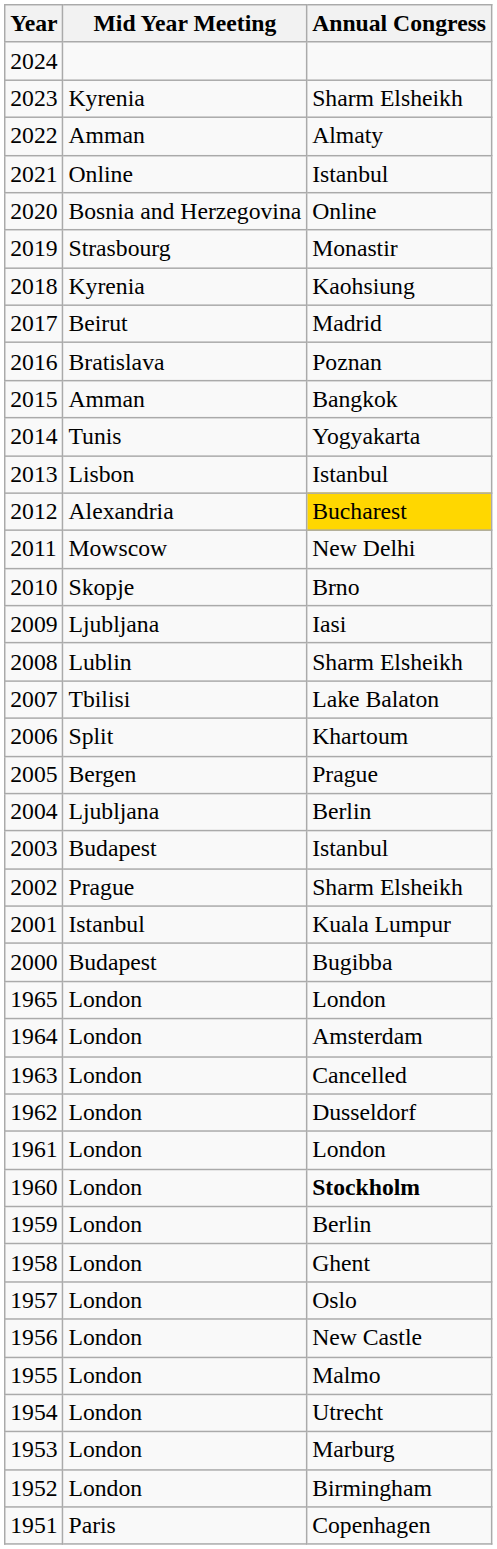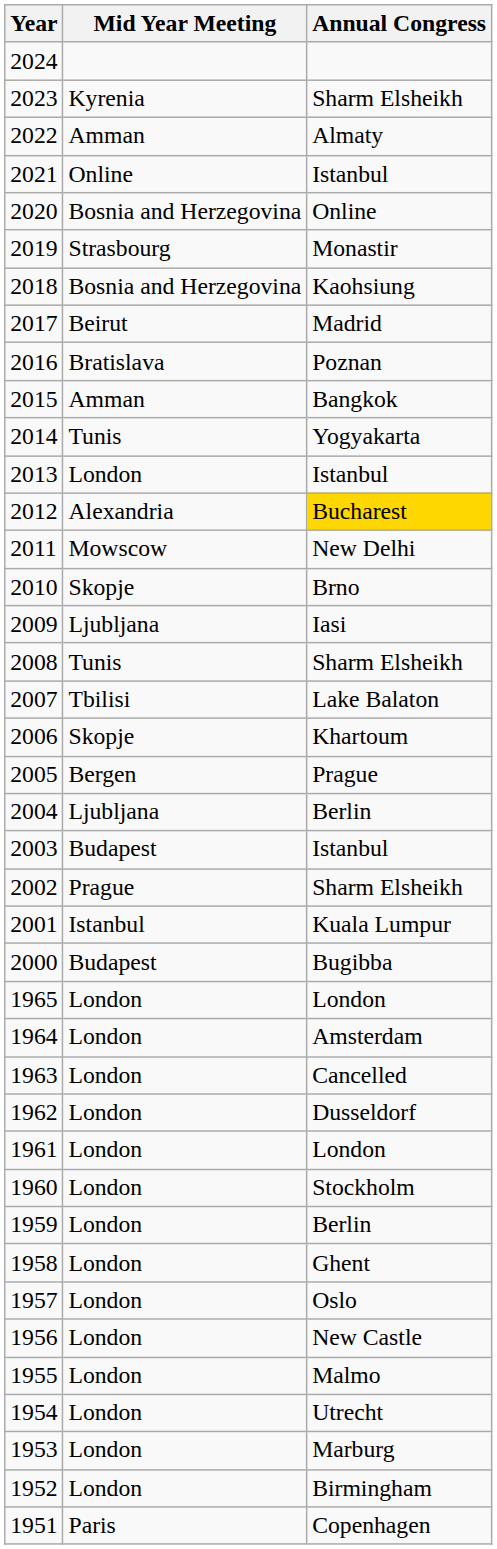(107, 286) Kyrenia -> (185, 286) Bosnia and Herzegovina
(101, 473) Lisbon -> (105, 473) London
(100, 661) Lublin -> (95, 661) Tunis
(91, 736) Split -> (101, 736) Skopje
(366, 1187) bold -> (363, 1187) normal
